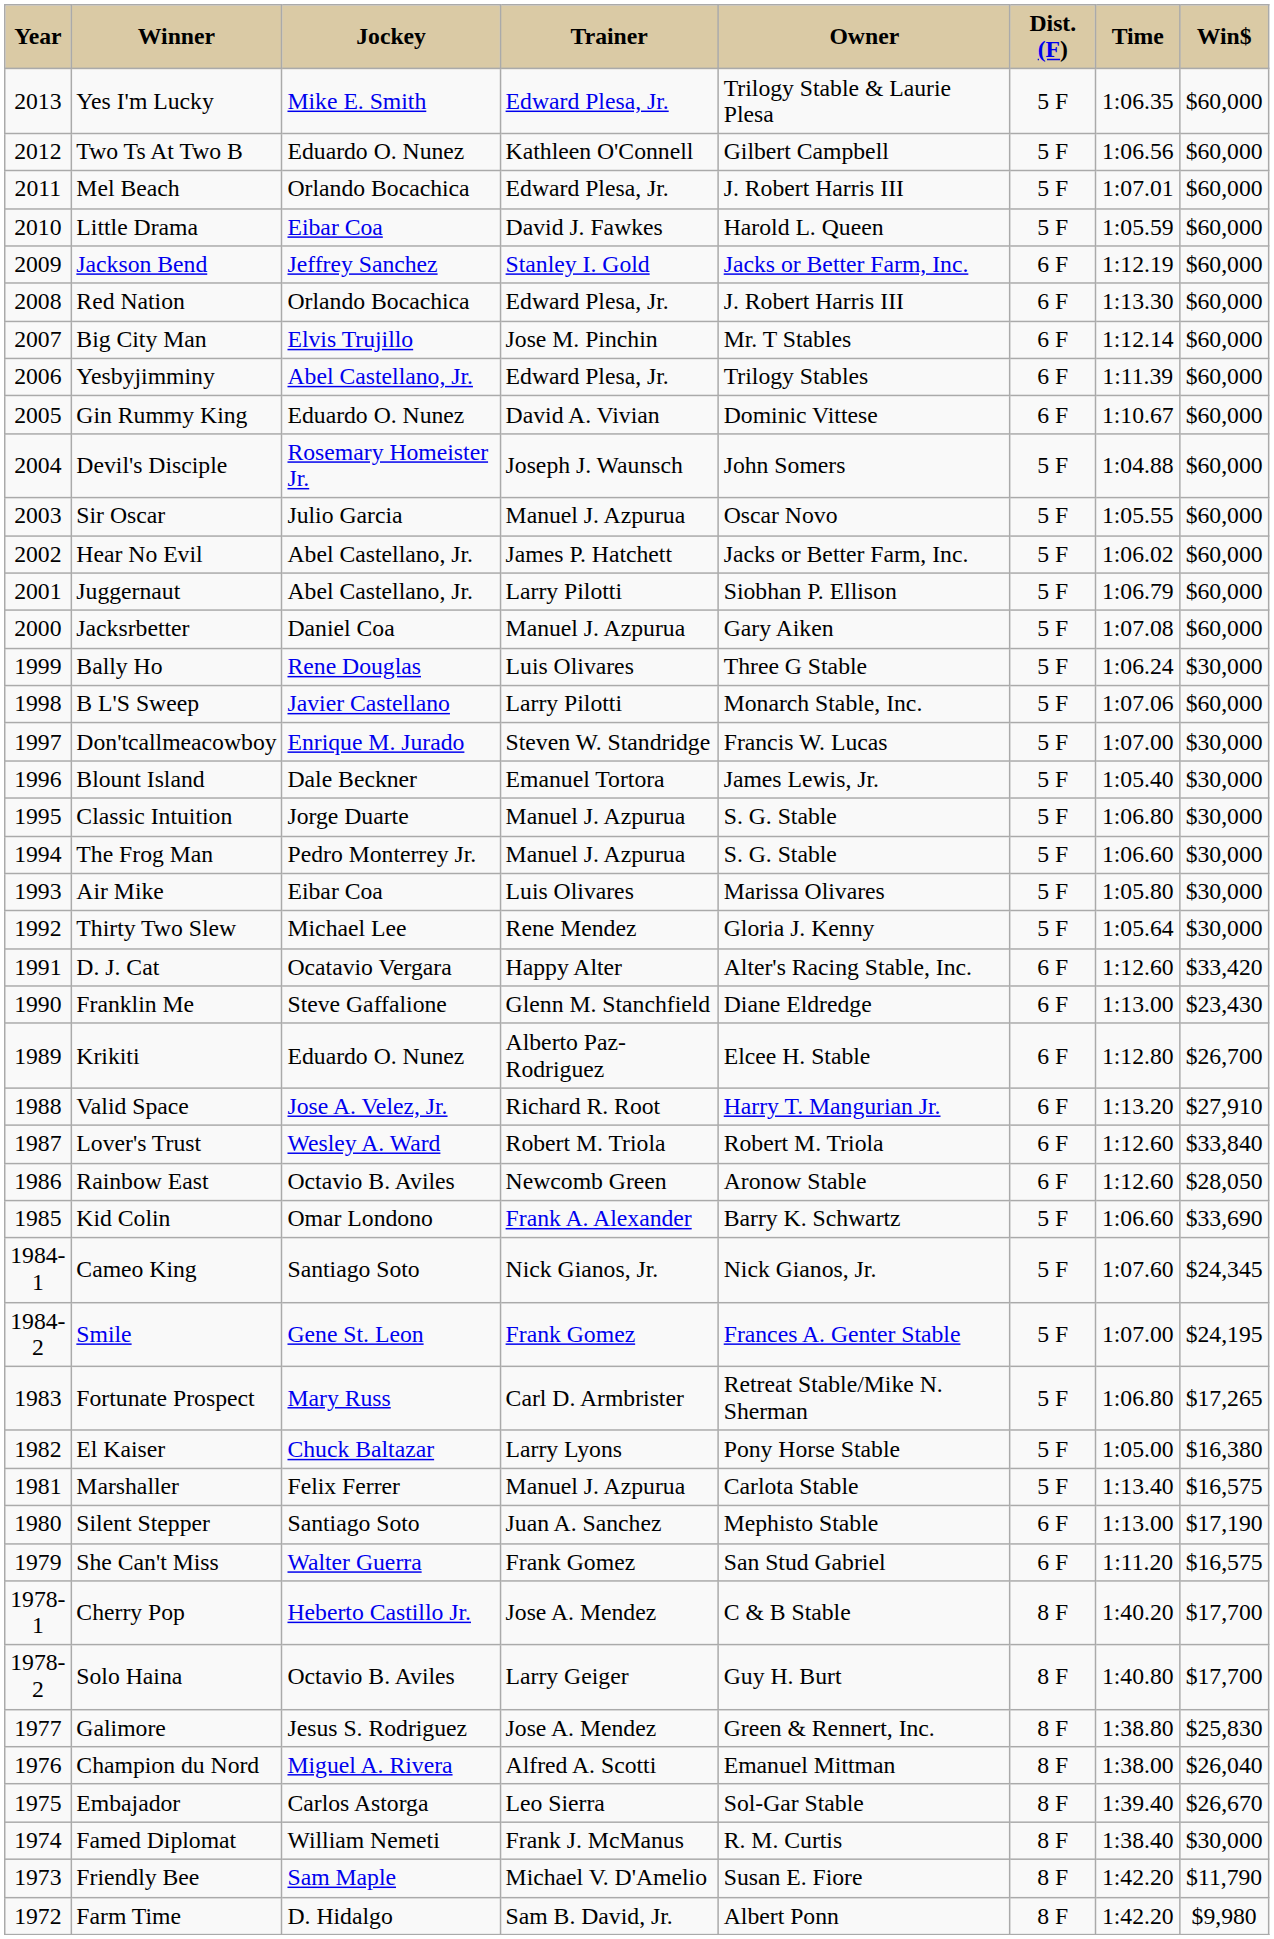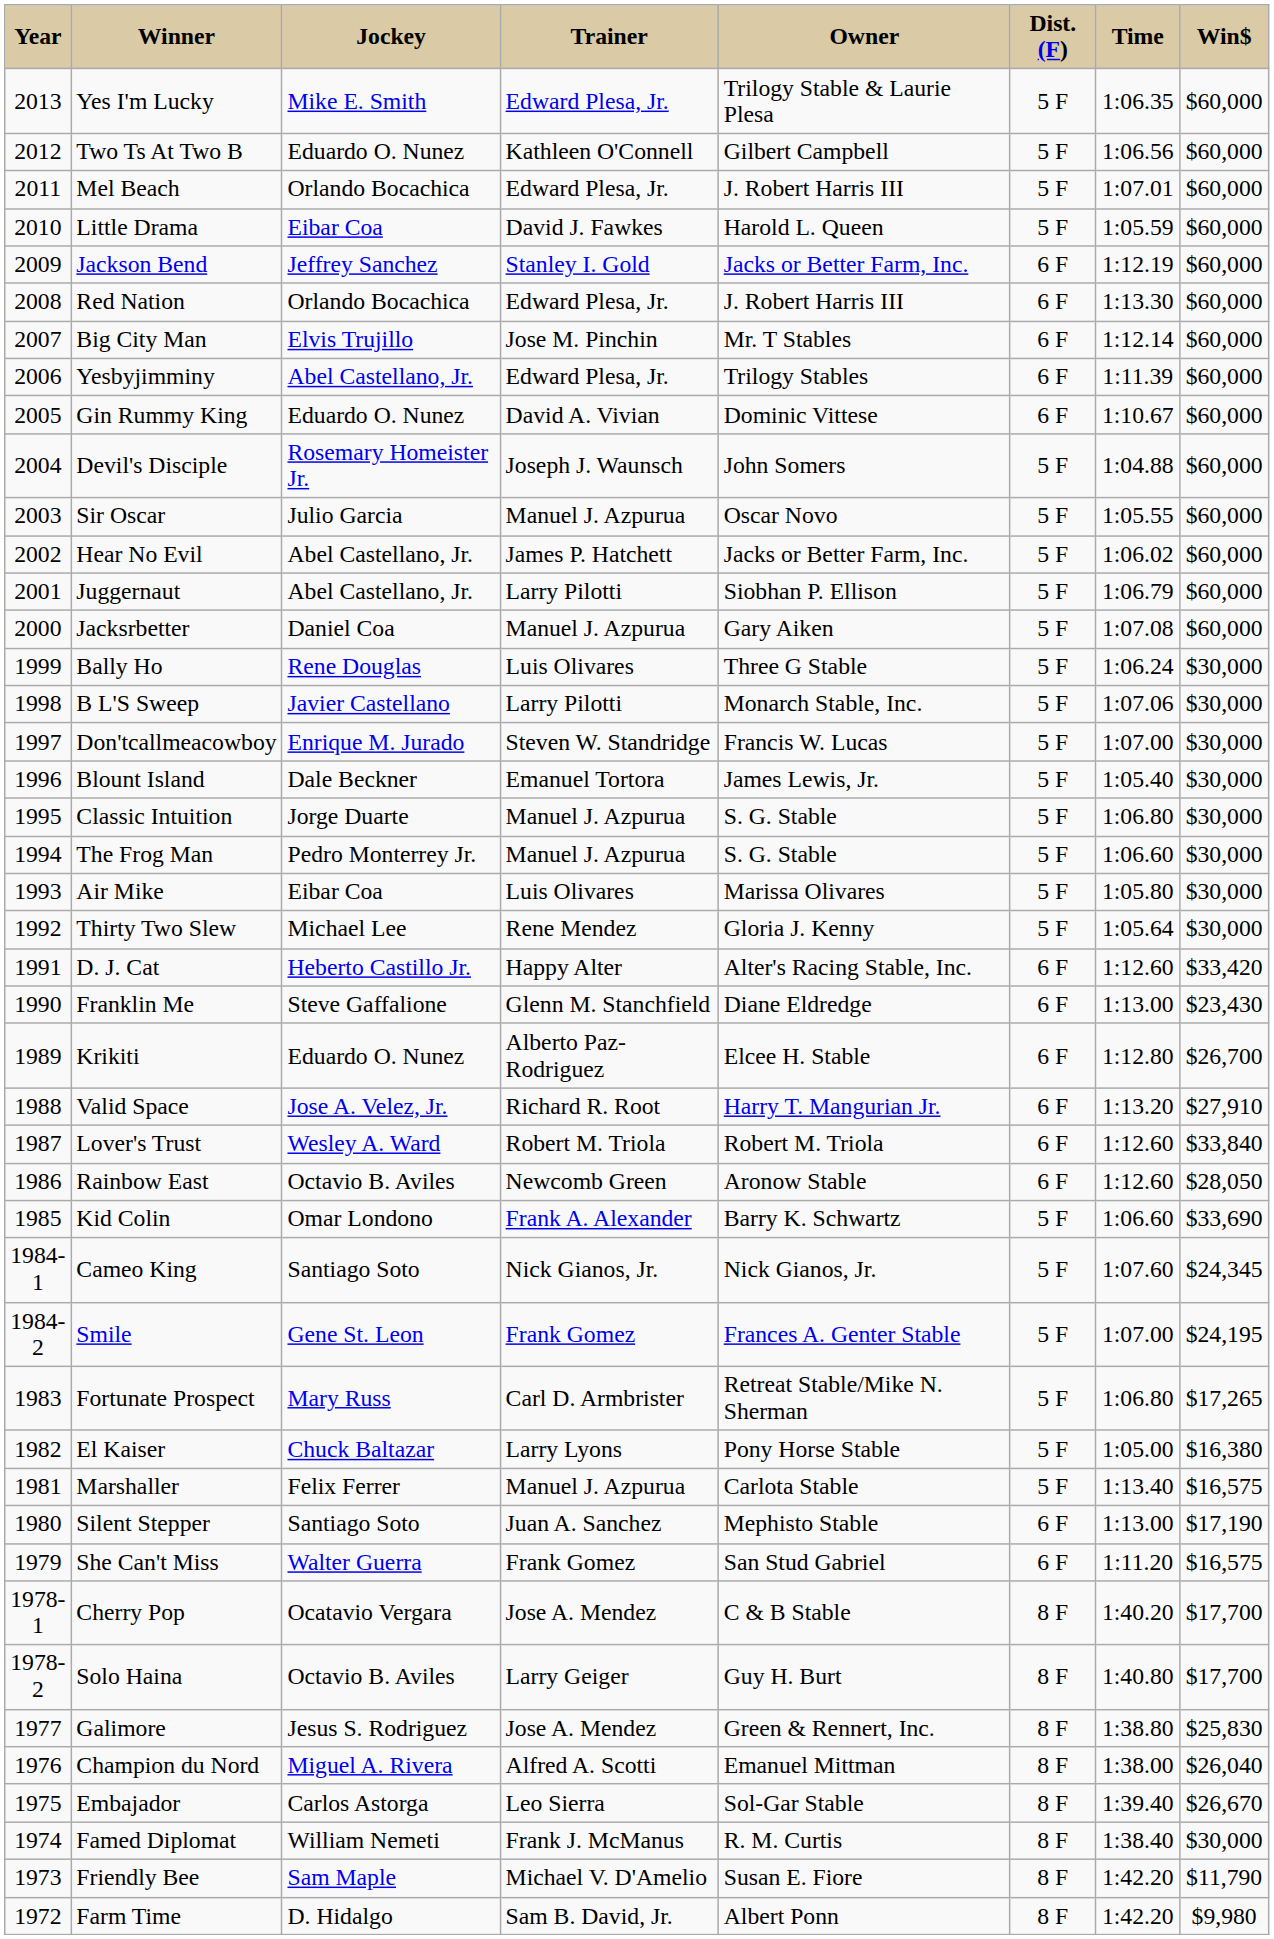(1224, 704) $60,000 -> (1224, 704) $30,000
(370, 966) Ocatavio Vergara -> (379, 966) Heberto Castillo Jr.
(379, 1612) Heberto Castillo Jr. -> (370, 1612) Ocatavio Vergara
